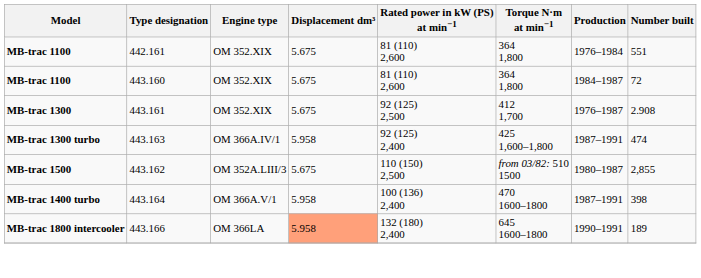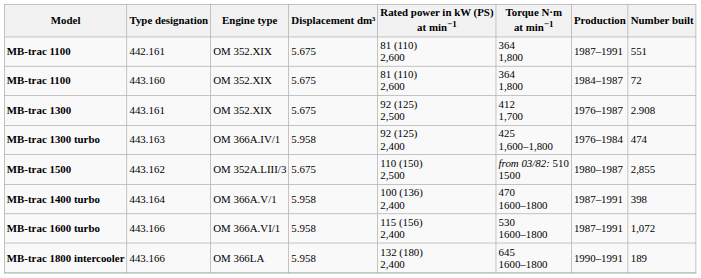(598, 51) 1976–1984 -> (598, 51) 1987–1991
(598, 140) 1987–1991 -> (598, 140) 1976–1984
+ row: (53, 228)
(304, 228) lightsalmon background -> (304, 258) no background
